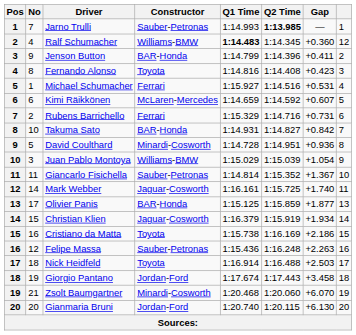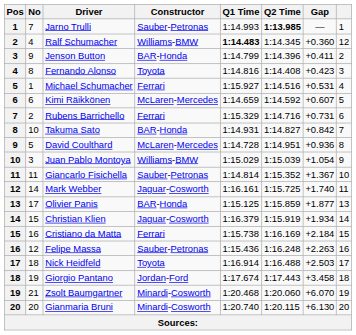(174, 144) Minardi-Cosworth -> (178, 144) McLaren-Mercedes
(151, 233) Toyota -> (151, 233) Ferrari
(320, 233) +2.186 -> (320, 233) +2.184
(163, 307) Jordan-Ford -> (174, 307) Minardi-Cosworth
